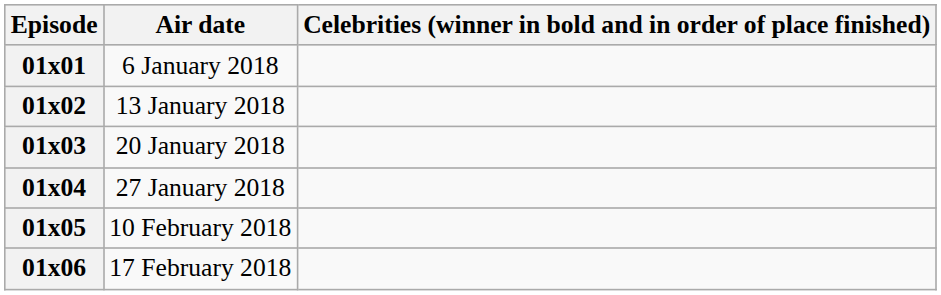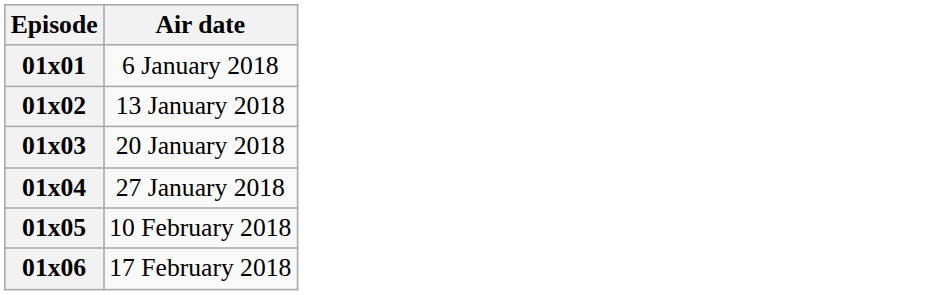- column: (617, 24)
